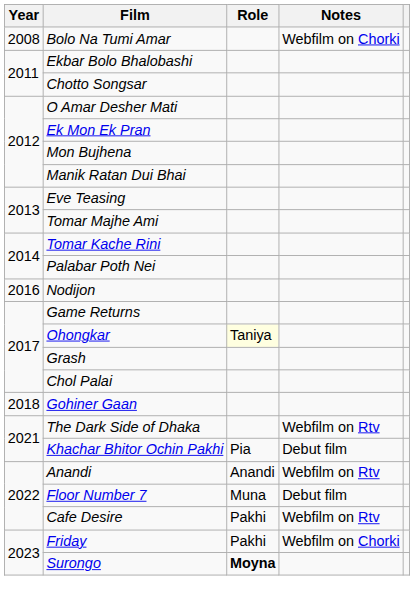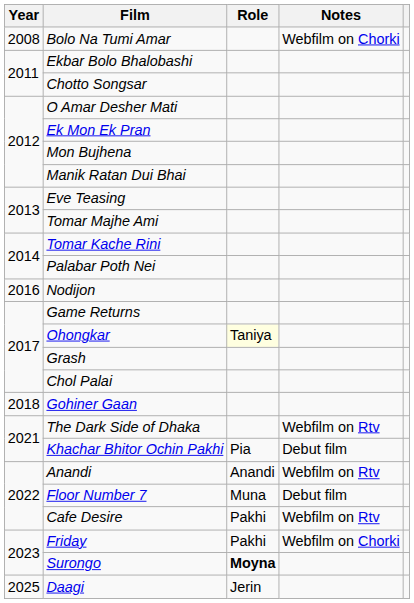+ row: (65, 586)
